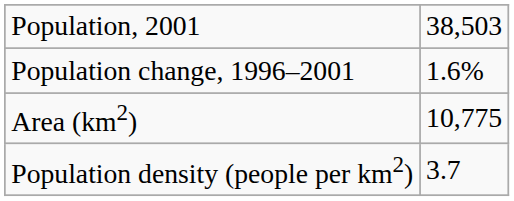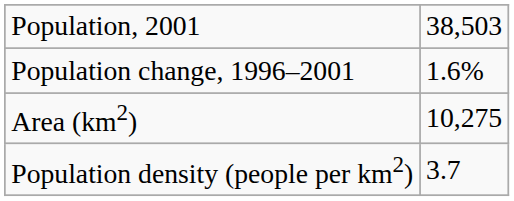(464, 117) 10,775 -> (464, 117) 10,275
